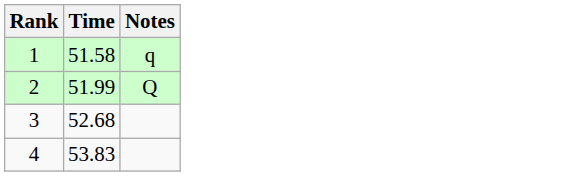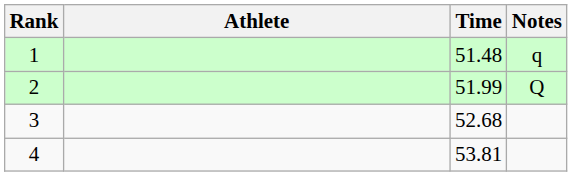+ column: (257, 21)
(92, 54) 51.58 -> (479, 54) 51.48
(92, 154) 53.83 -> (479, 154) 53.81
